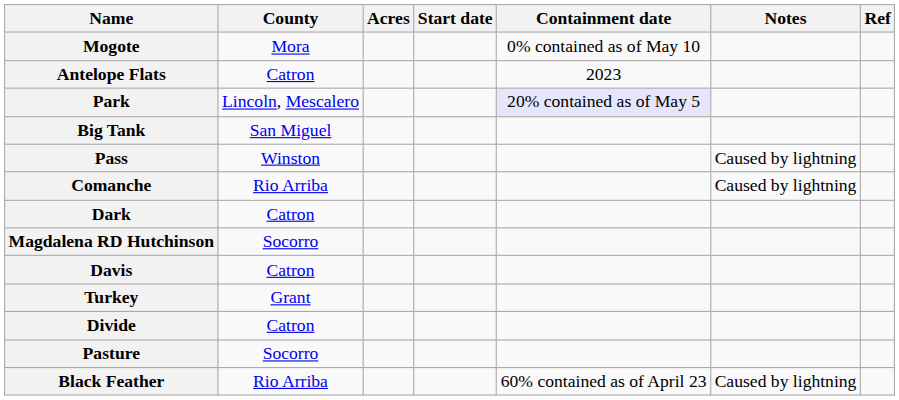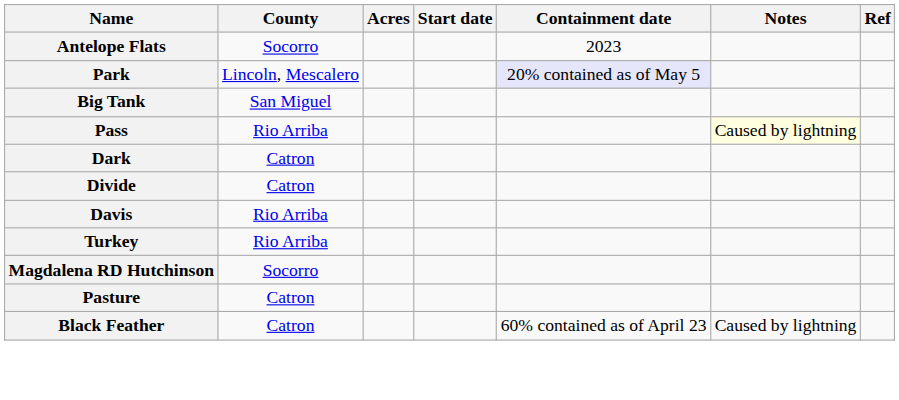- row: (111, 46)
(291, 74) Catron -> (291, 46) Socorro
(291, 158) Winston -> (291, 130) Rio Arriba
(786, 158) no background -> (786, 130) lightyellow background
- row: (111, 185)
rows swapped: (111, 325) <-> (111, 241)
(291, 269) Catron -> (291, 213) Rio Arriba
(291, 297) Grant -> (291, 241) Rio Arriba
(291, 353) Socorro -> (291, 297) Catron
(291, 381) Rio Arriba -> (291, 325) Catron
